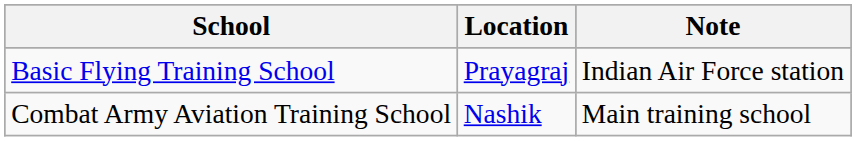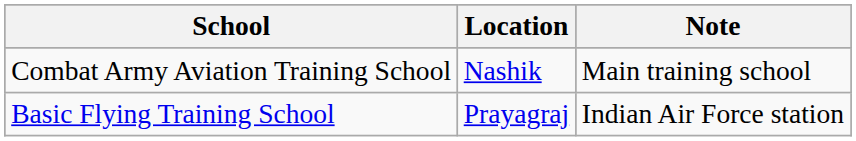rows swapped: (173, 69) <-> (231, 113)
